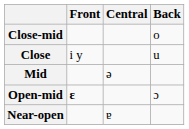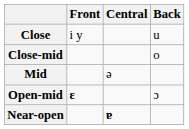rows swapped: (36, 54) <-> (36, 34)
(109, 114) normal -> (109, 114) bold
